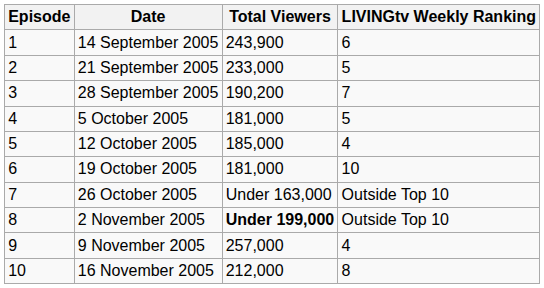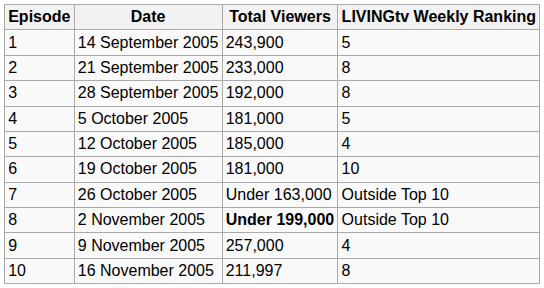(346, 42) 6 -> (346, 42) 5
(346, 67) 5 -> (346, 67) 8
(255, 93) 190,200 -> (255, 93) 192,000
(346, 93) 7 -> (346, 93) 8
(255, 270) 212,000 -> (254, 270) 211,997
